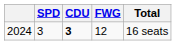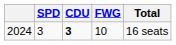(101, 31) 12 -> (101, 31) 10
